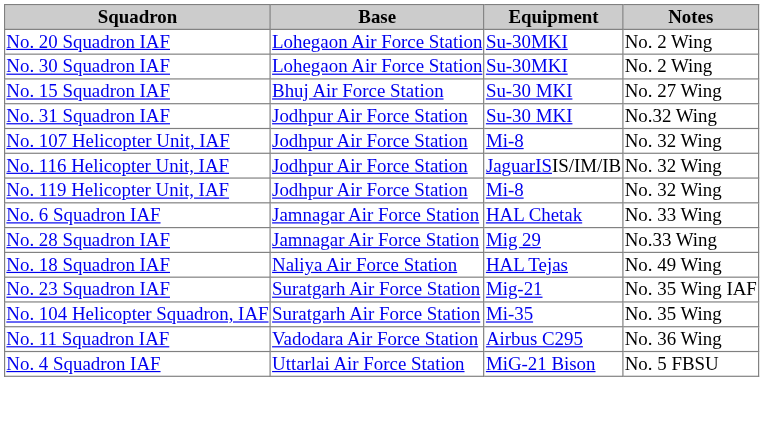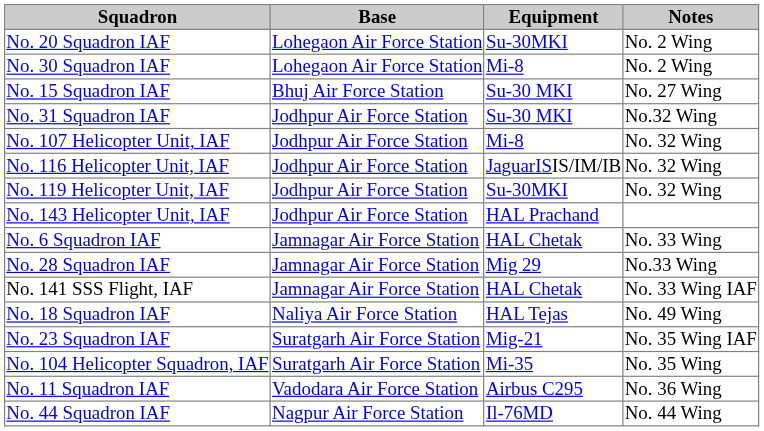(527, 66) Su-30MKI -> (505, 66) Mi-8
(505, 190) Mi-8 -> (527, 190) Su-30MKI
+ row: (118, 215)
+ row: (100, 289)
+ row: (88, 413)
- row: (83, 363)
